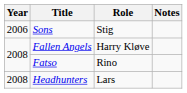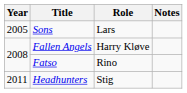(17, 29) 2006 -> (17, 29) 2005
(105, 29) Stig -> (106, 29) Lars
(17, 79) 2008 -> (17, 79) 2011
(106, 79) Lars -> (105, 79) Stig
